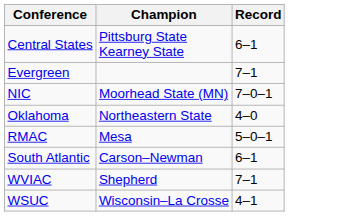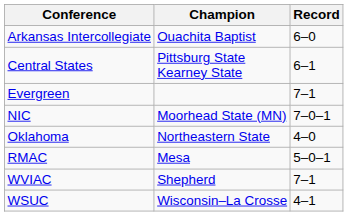+ row: (79, 36)
- row: (49, 158)
